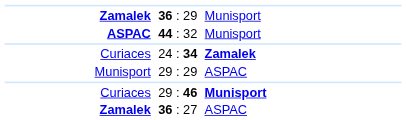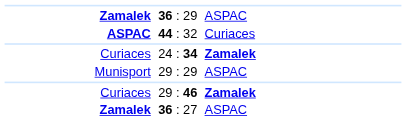(233, 16) Munisport -> (226, 16) ASPAC
(233, 33) Munisport -> (230, 33) Curiaces
(236, 92) Munisport -> (230, 92) Zamalek
